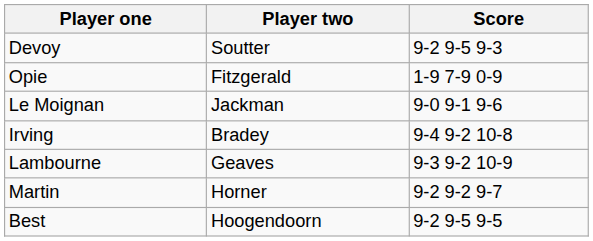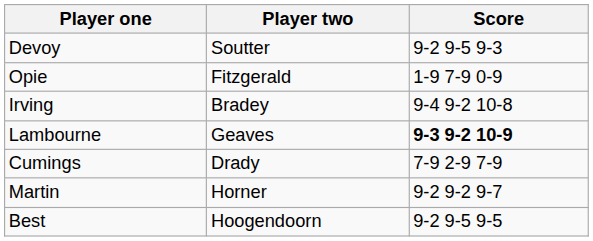- row: (56, 105)
(463, 163) normal -> (463, 134) bold
+ row: (45, 163)
